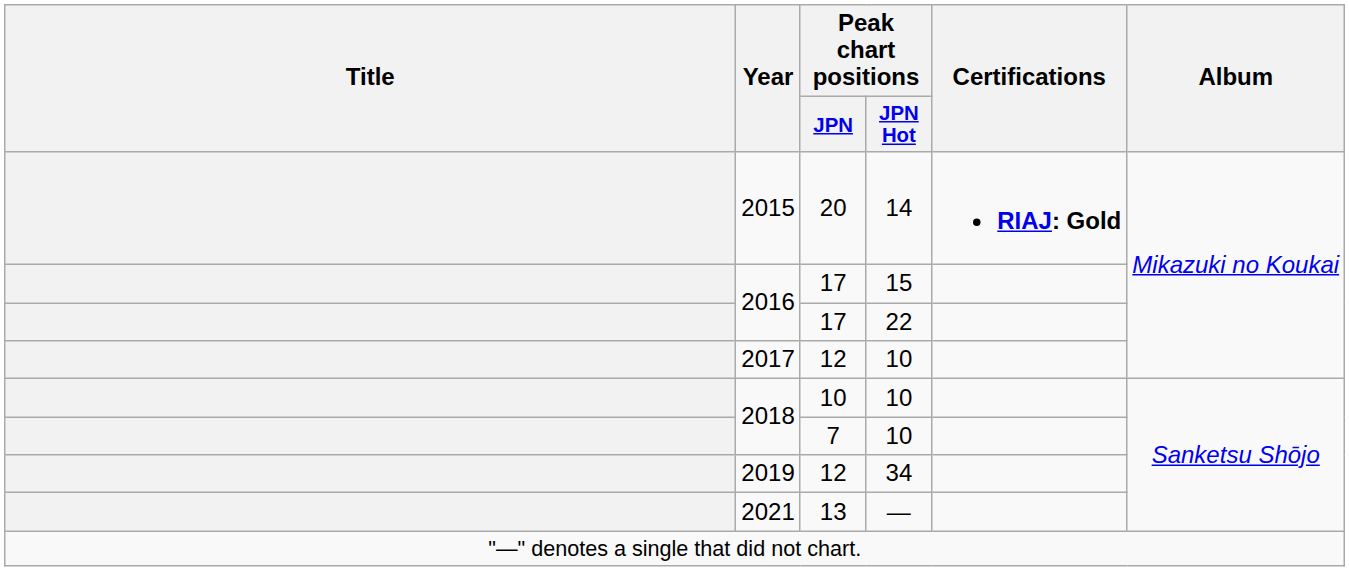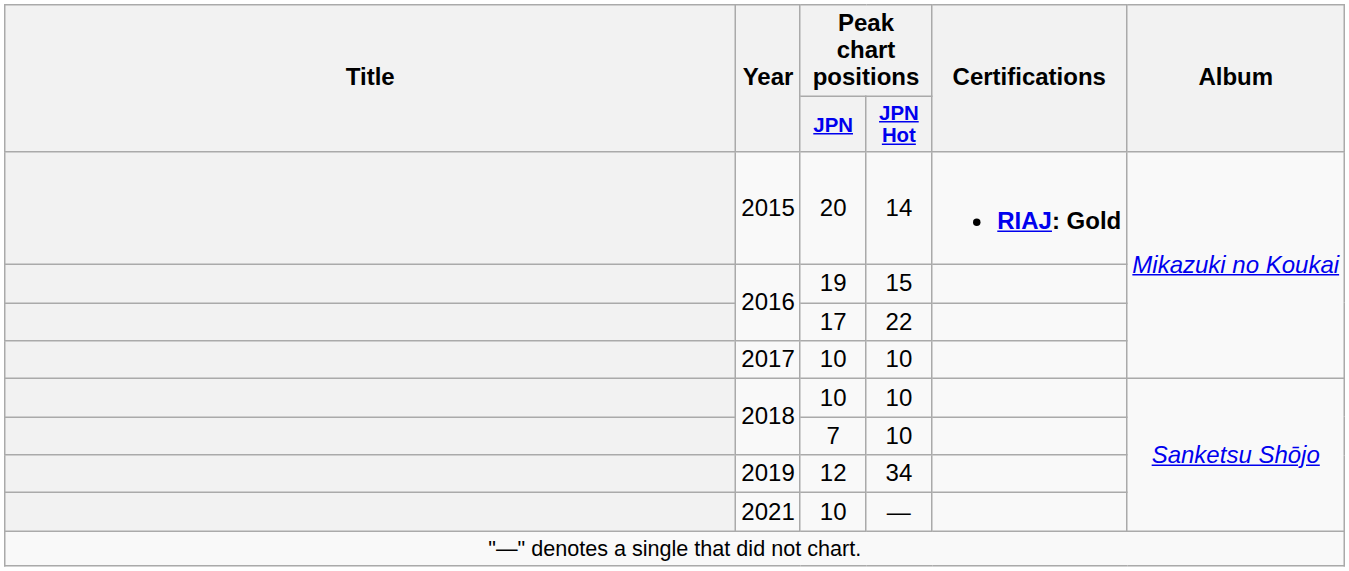(833, 283) 17 -> (833, 283) 19
(833, 359) 12 -> (833, 359) 10
(833, 511) 13 -> (833, 511) 10
